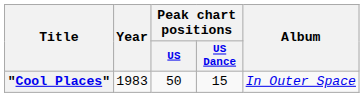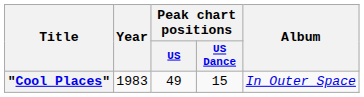(174, 81) 50 -> (174, 81) 49
